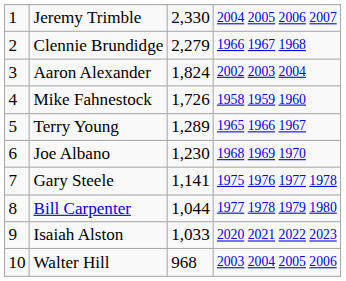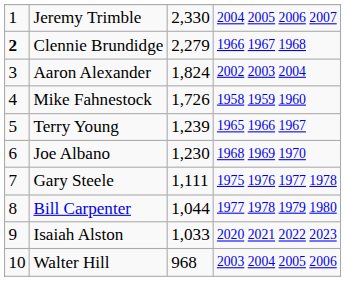(13, 45) normal -> (13, 45) bold
(190, 126) 1,289 -> (190, 126) 1,239
(190, 180) 1,141 -> (190, 180) 1,111
